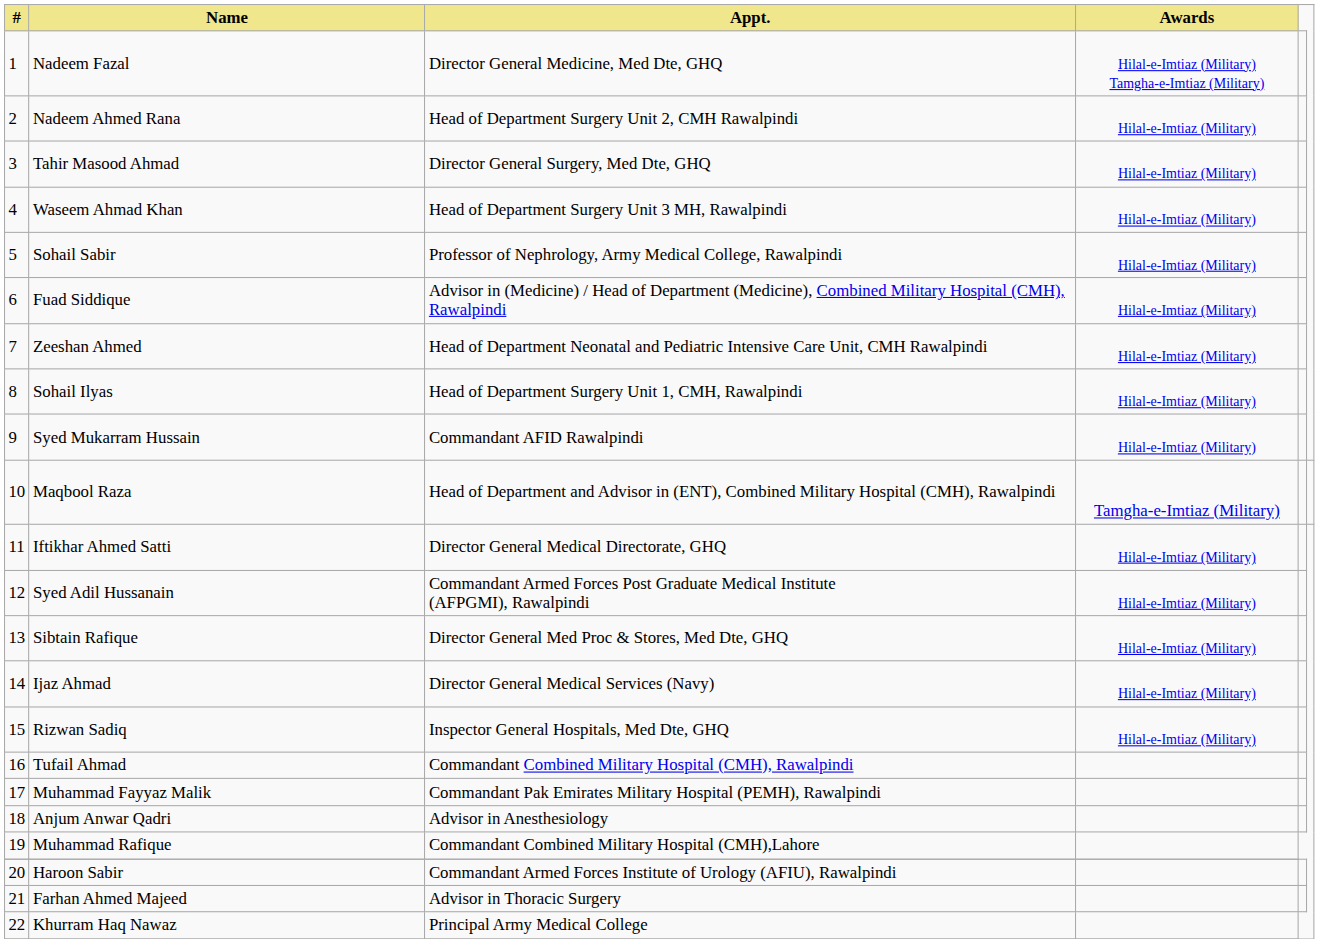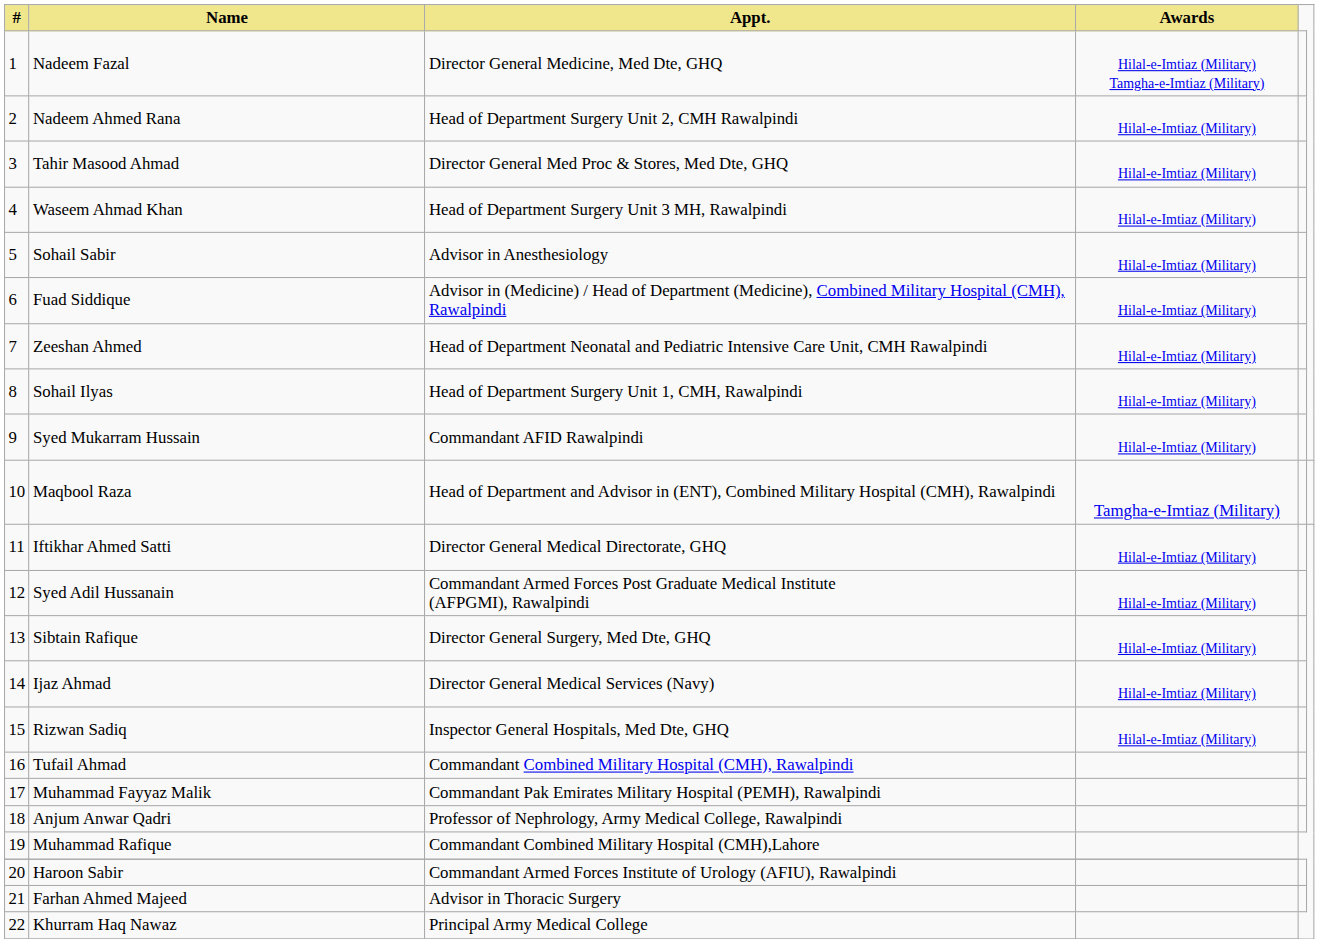(570, 163) Director General Surgery, Med Dte, GHQ -> (609, 163) Director General Med Proc & Stores, Med Dte, GHQ
(636, 254) Professor of Nephrology, Army Medical College, Rawalpindi -> (518, 254) Advisor in Anesthesiology
(609, 638) Director General Med Proc & Stores, Med Dte, GHQ -> (570, 638) Director General Surgery, Med Dte, GHQ
(518, 818) Advisor in Anesthesiology -> (636, 818) Professor of Nephrology, Army Medical College, Rawalpindi
